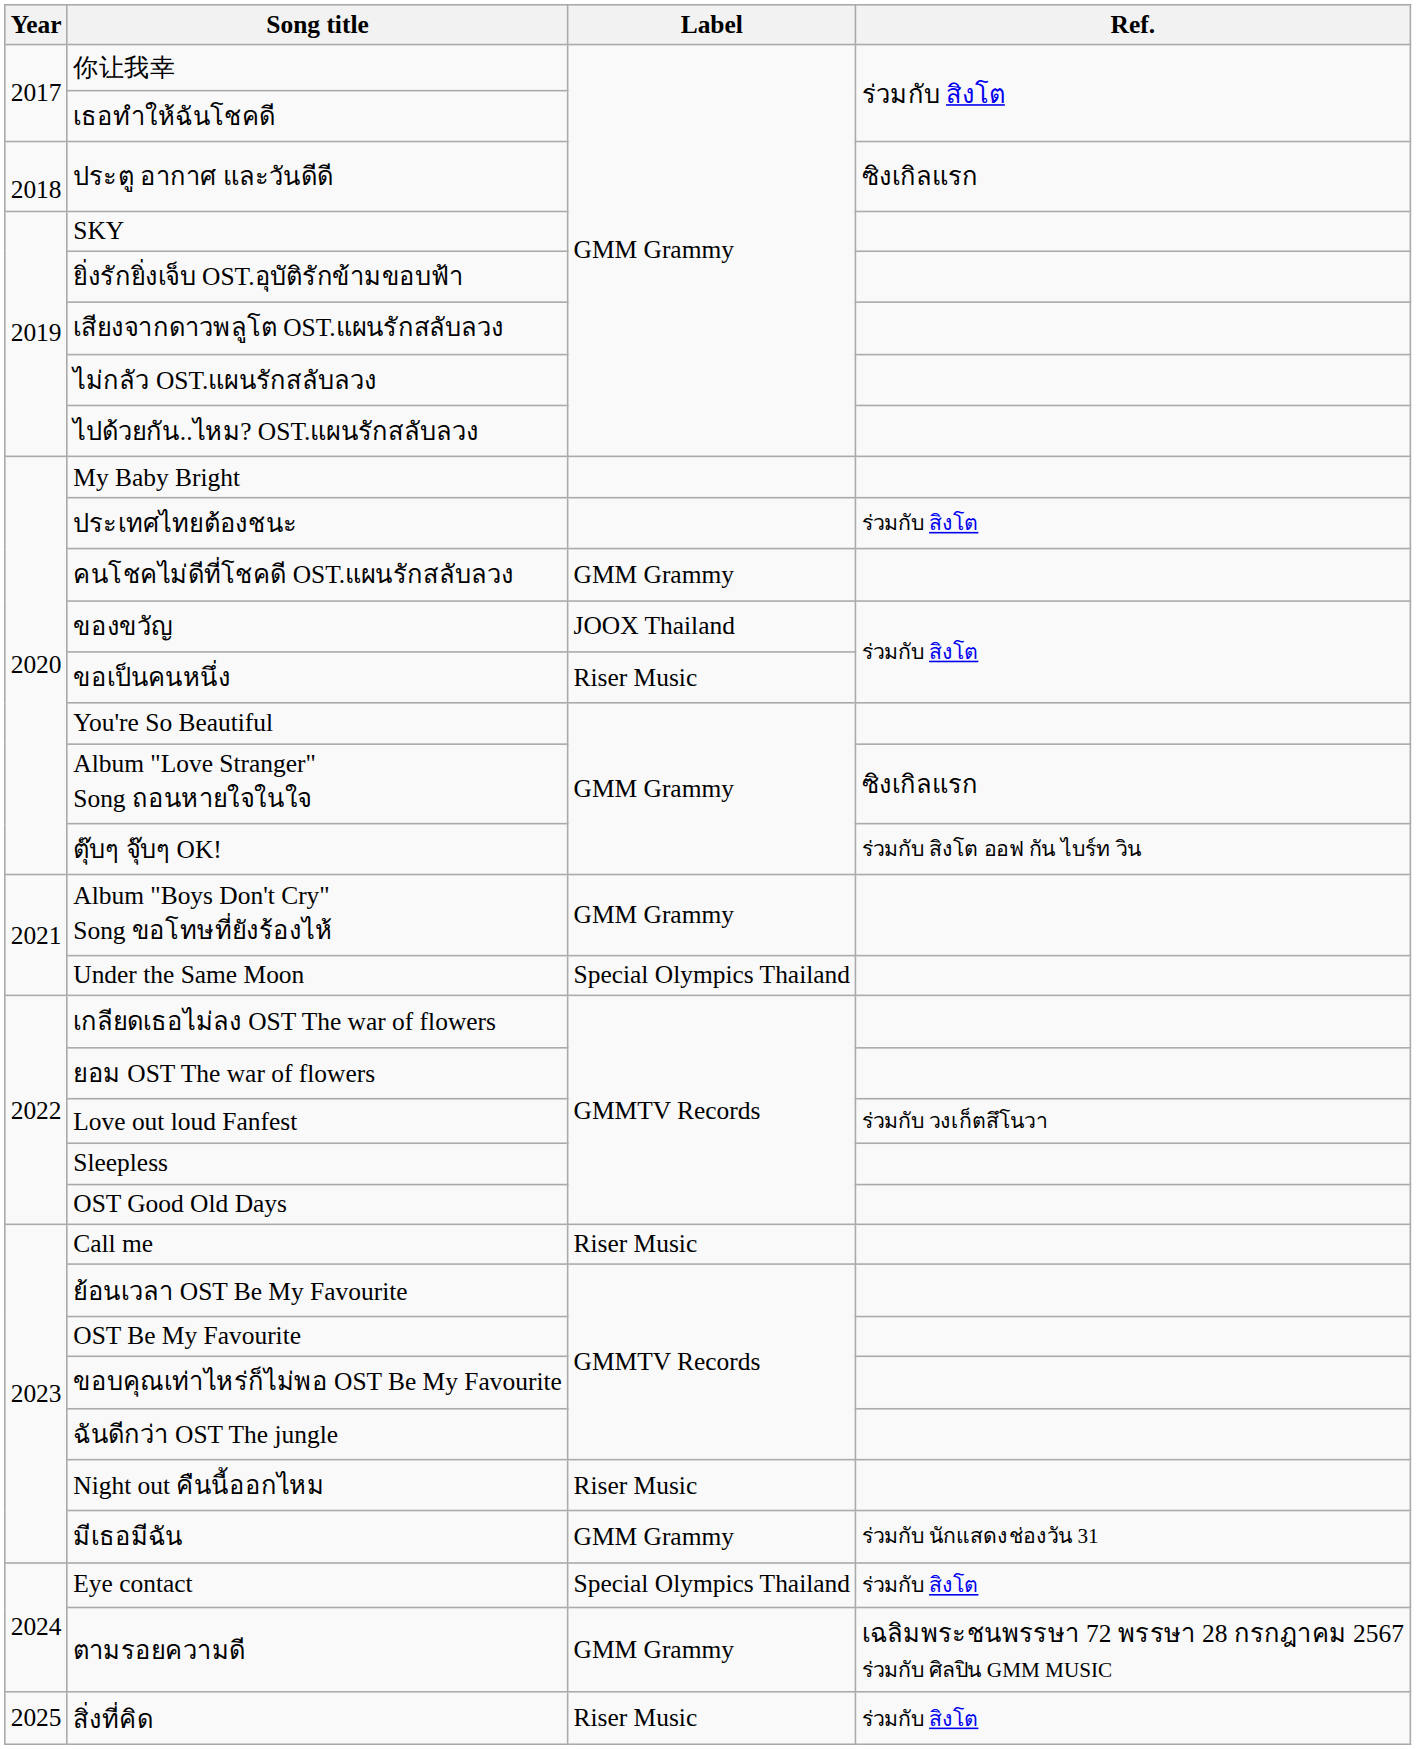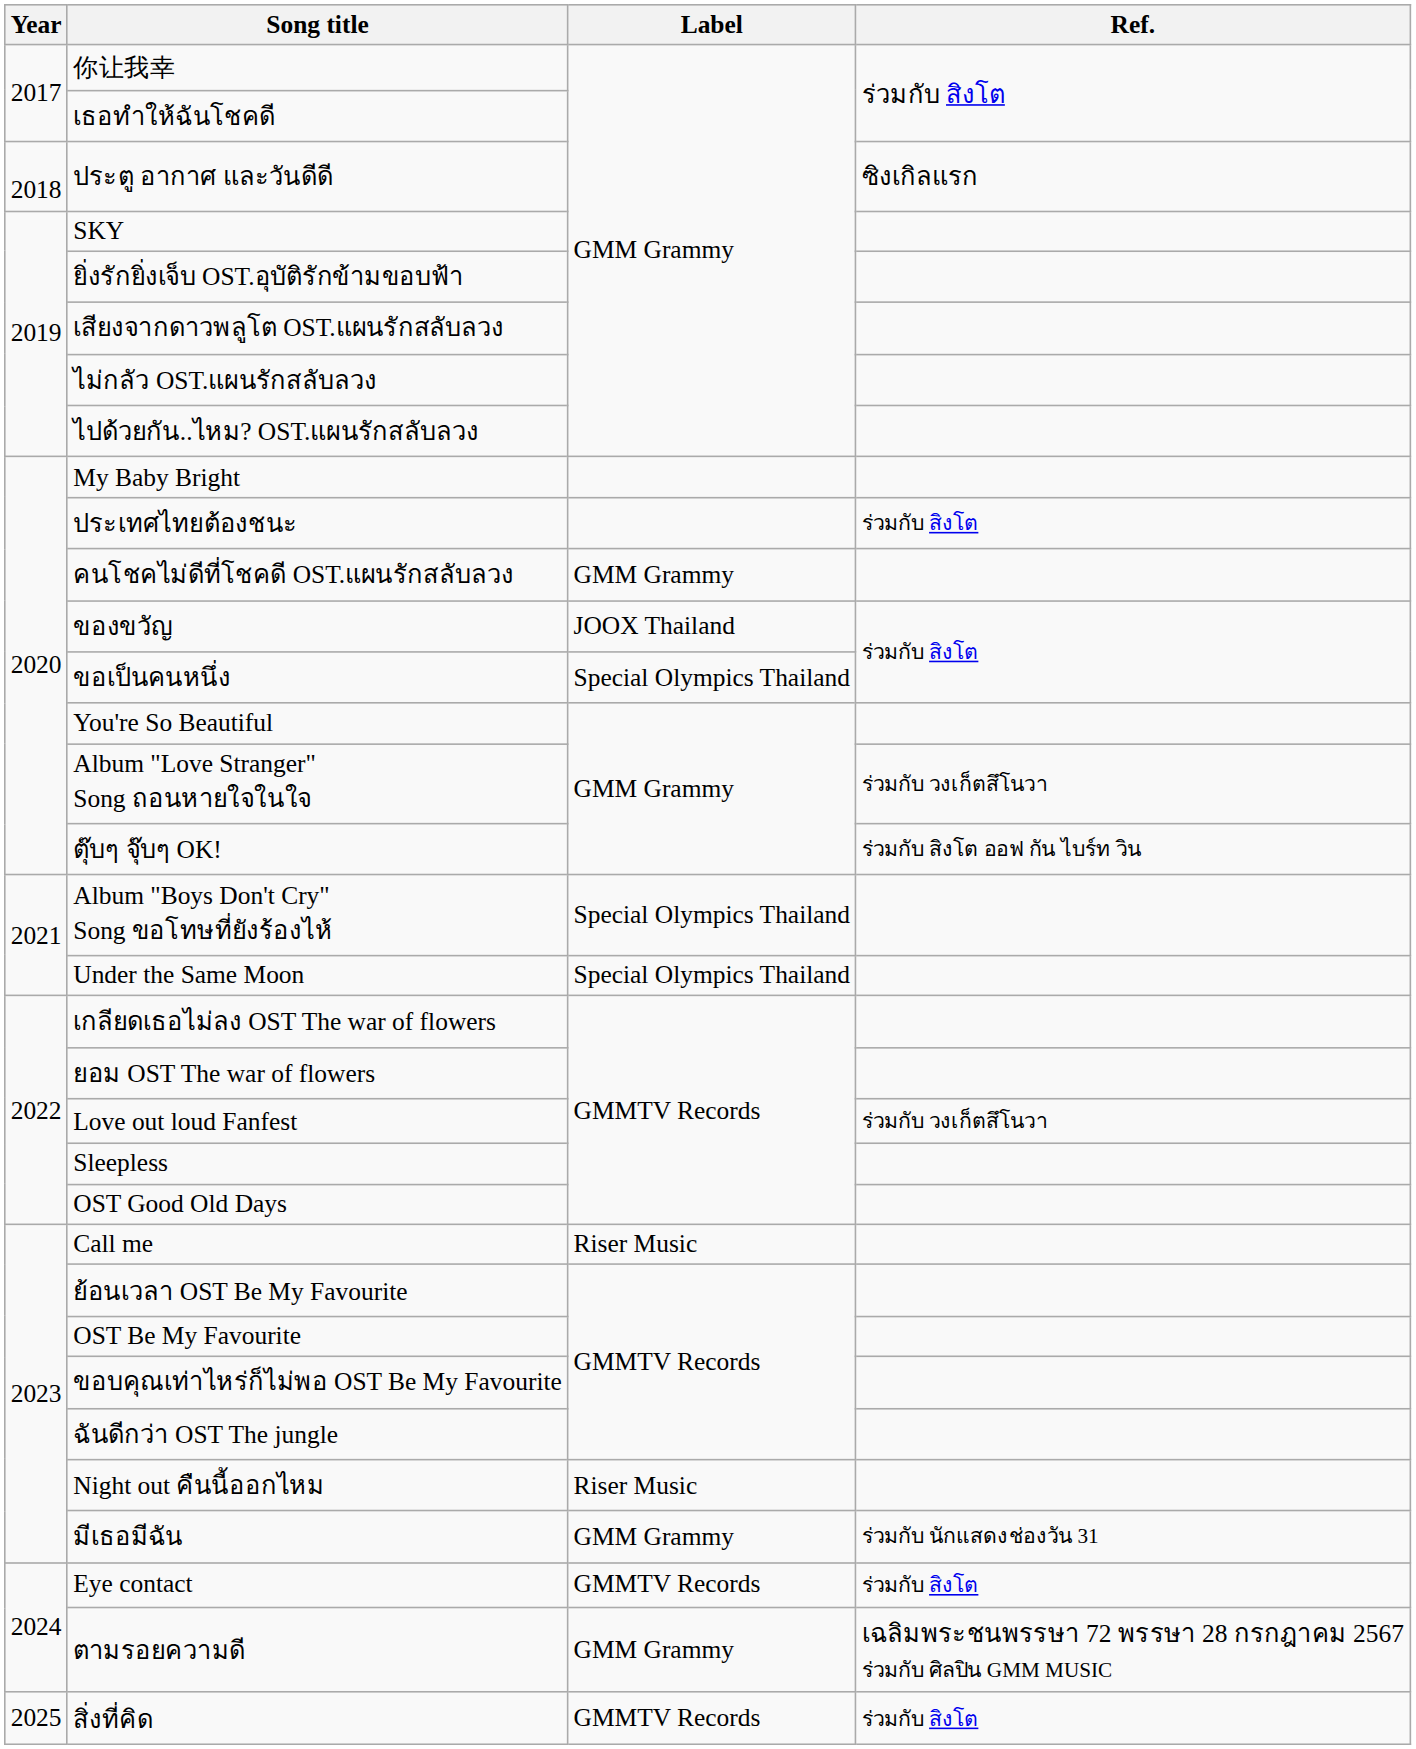(635, 677) Riser Music -> (712, 677) Special Olympics Thailand
(920, 784) ซิงเกิลแรก -> (954, 784) ร่วมกับ วงเก็ตสึโนวา
(654, 914) GMM Grammy -> (712, 914) Special Olympics Thailand
(712, 1584) Special Olympics Thailand -> (667, 1584) GMMTV Records
(635, 1717) Riser Music -> (667, 1717) GMMTV Records
